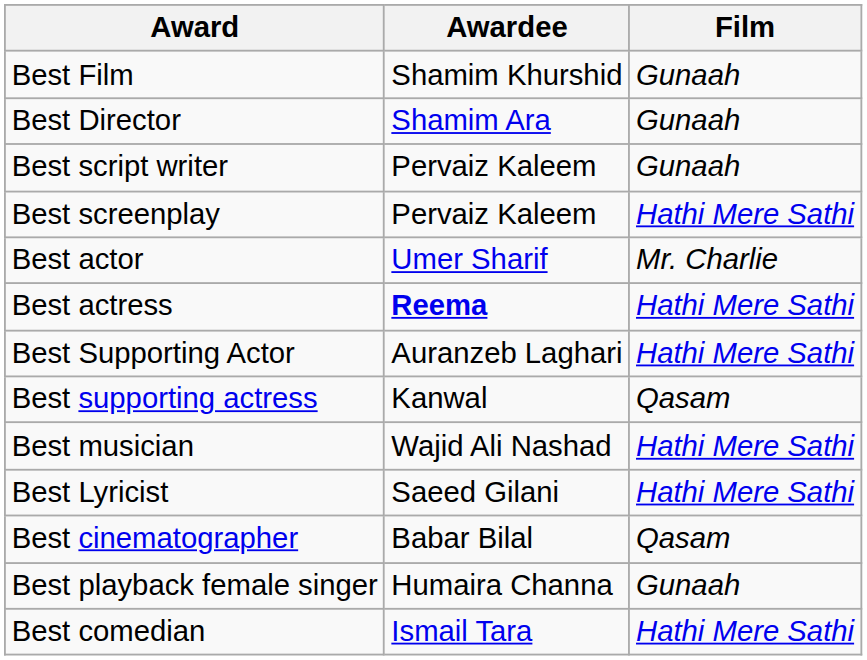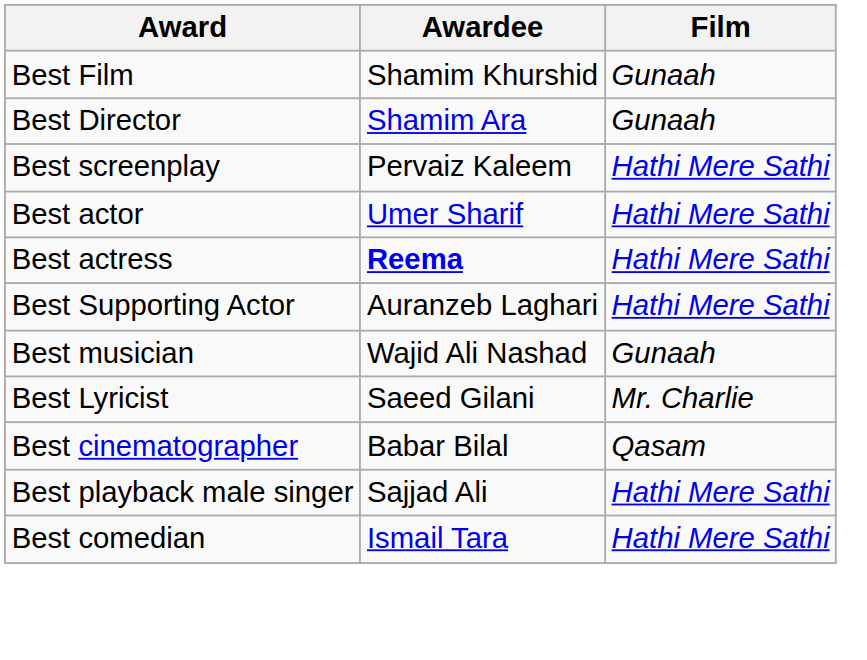- row: (120, 167)
(707, 259) Mr. Charlie -> (721, 213) Hathi Mere Sathi
- row: (165, 399)
(745, 445) Hathi Mere Sathi -> (664, 352) Gunaah
(745, 492) Hathi Mere Sathi -> (683, 399) Mr. Charlie
- row: (195, 584)
+ row: (183, 492)
